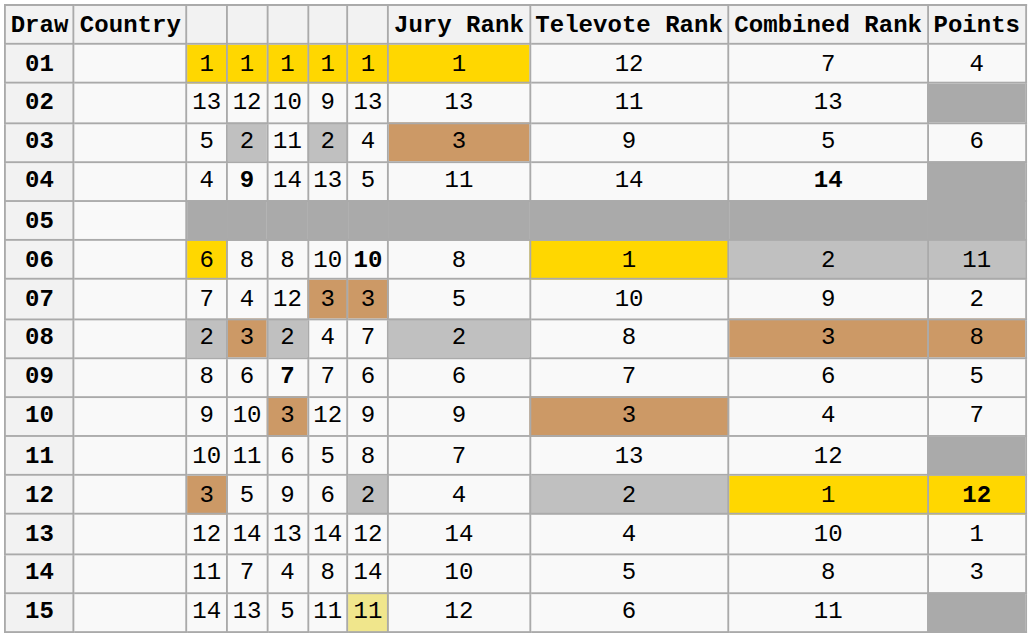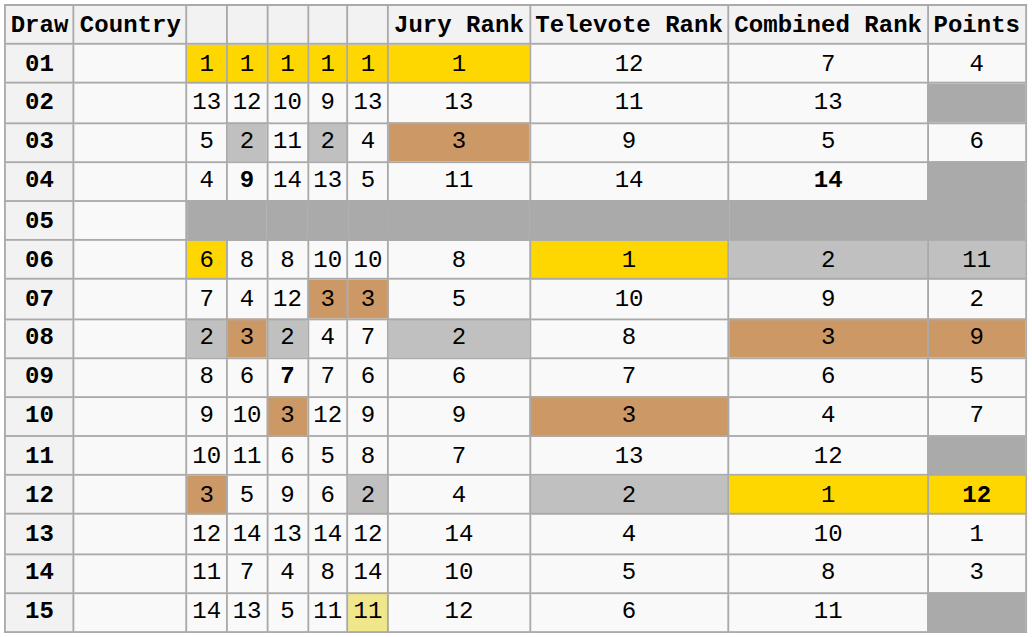(368, 260) bold -> (368, 260) normal
(977, 338) 8 -> (977, 338) 9
